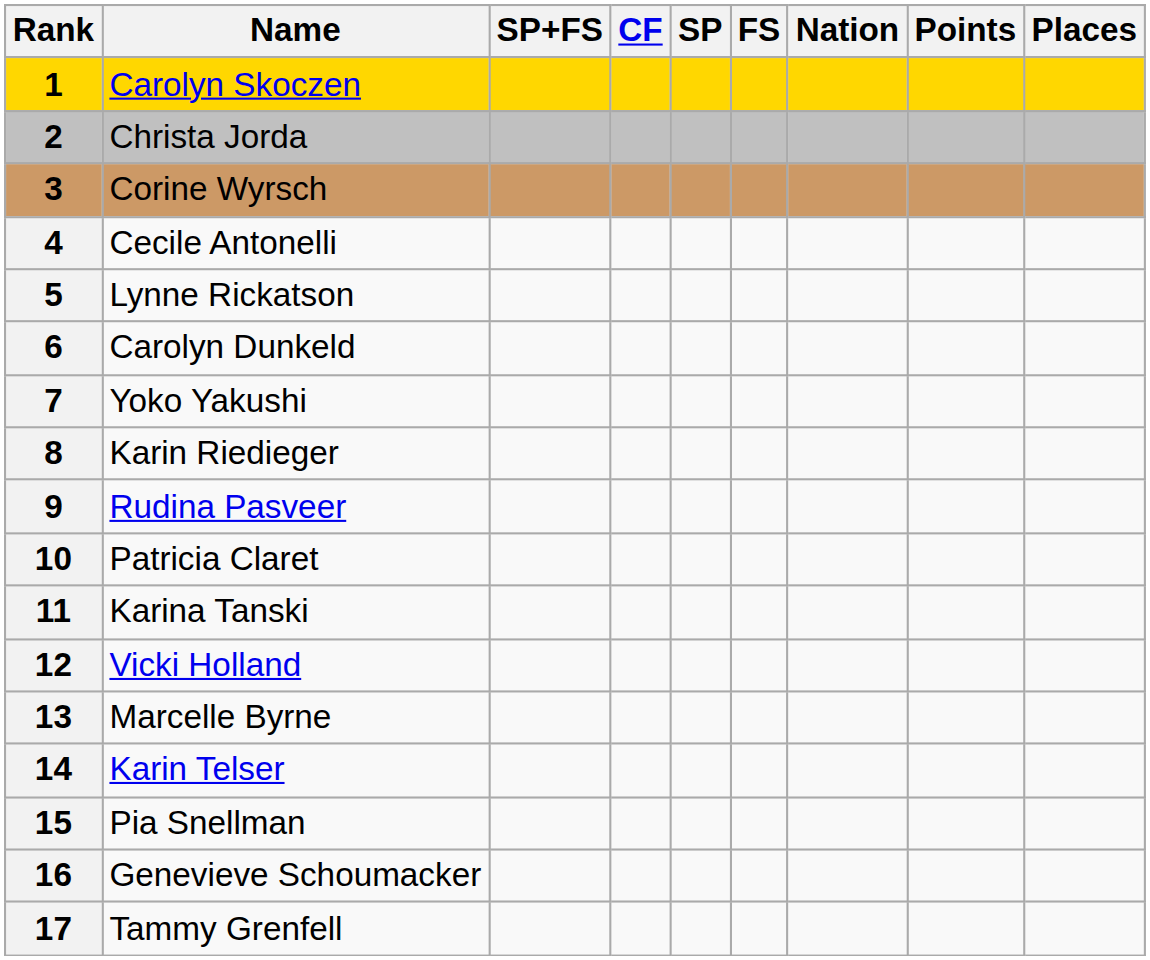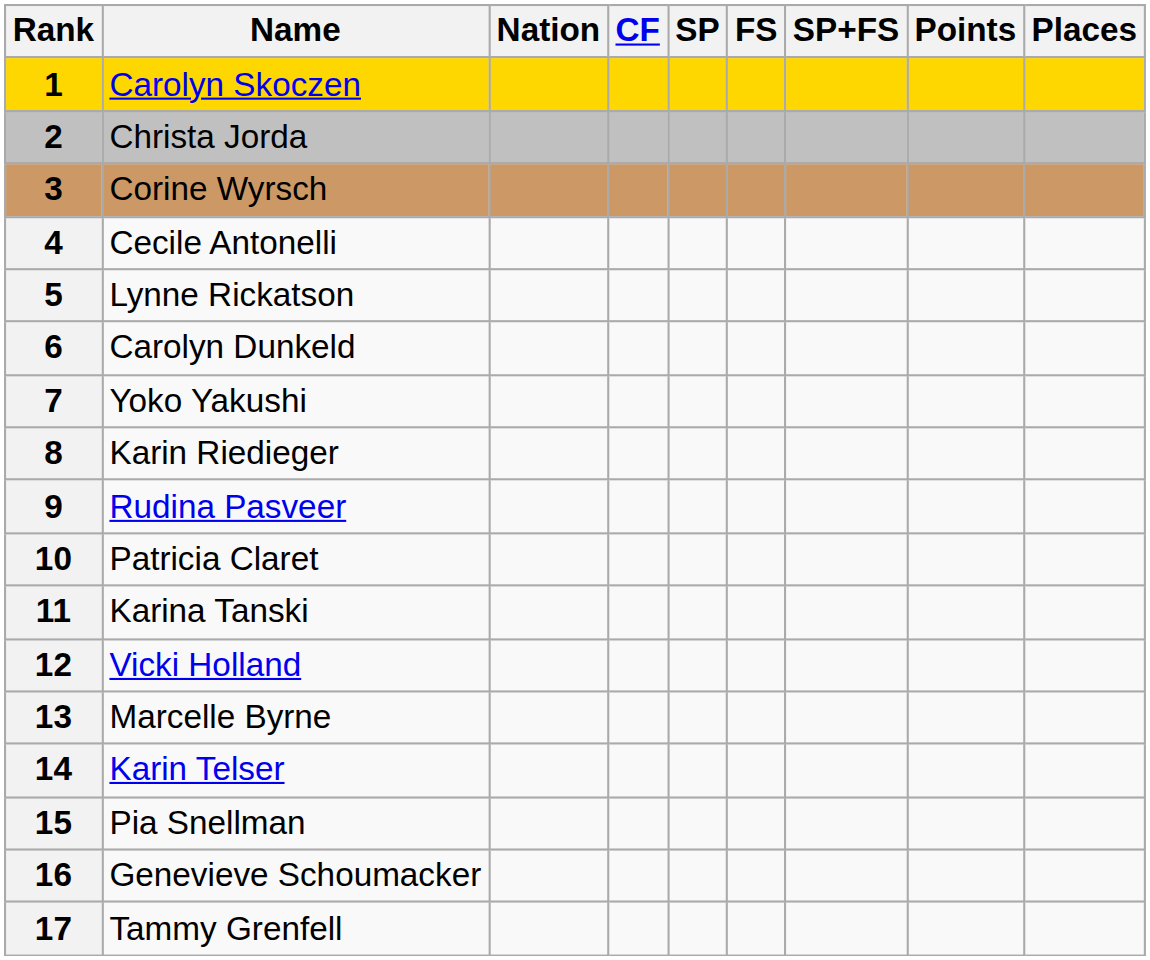columns swapped: (847, 30) <-> (550, 30)
